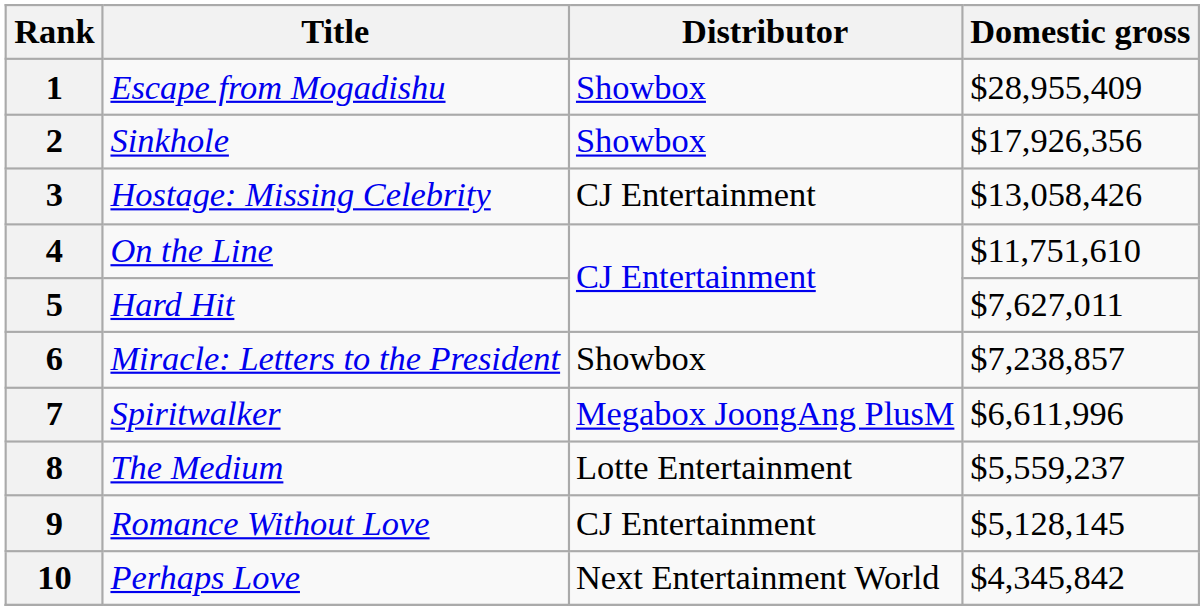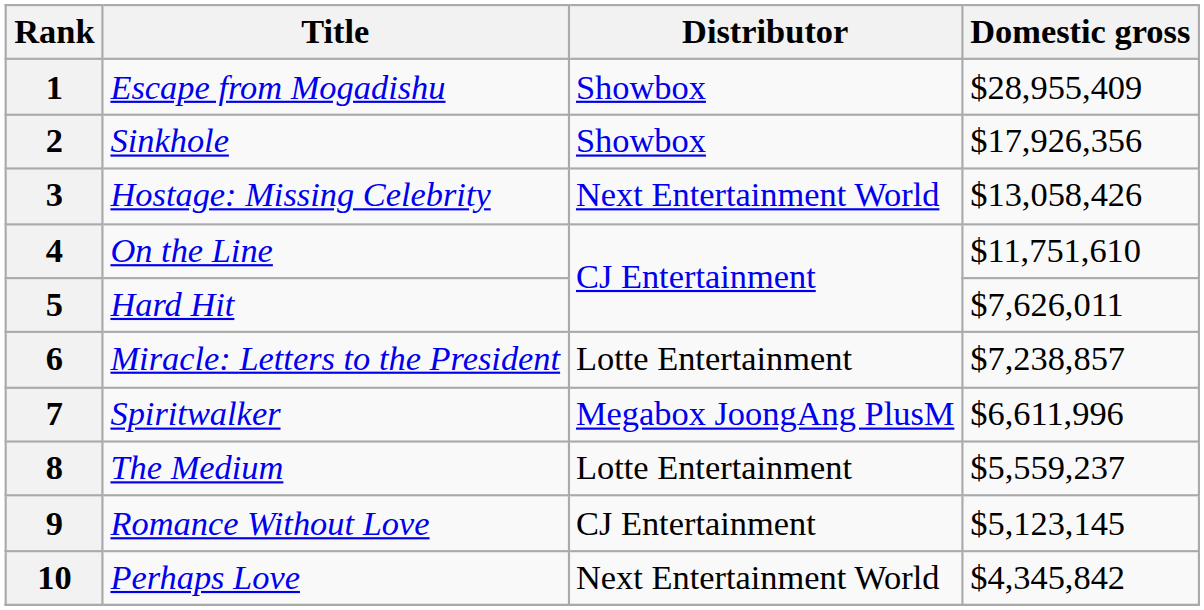(696, 195) CJ Entertainment -> (758, 195) Next Entertainment World
(1047, 304) $7,627,011 -> (1047, 304) $7,626,011
(641, 359) Showbox -> (714, 359) Lotte Entertainment
(1048, 522) $5,128,145 -> (1048, 522) $5,123,145
